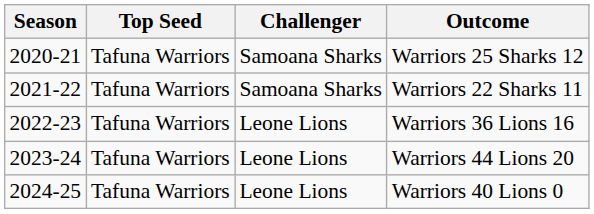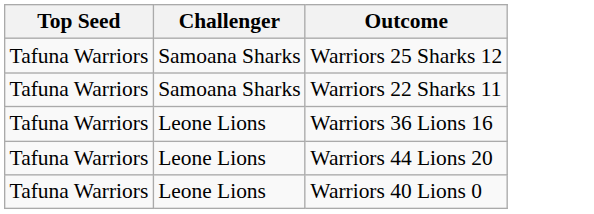- column: (45, 21)
